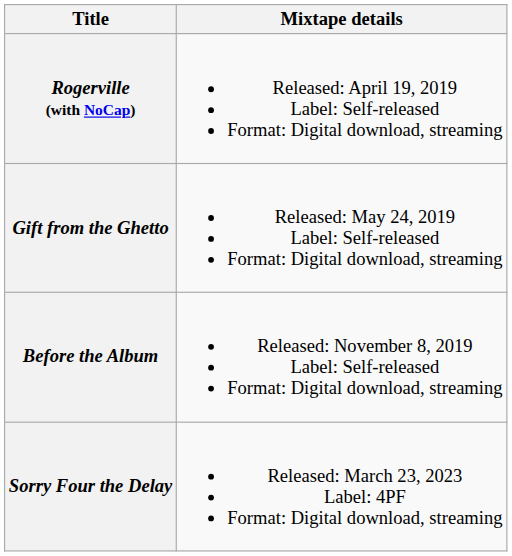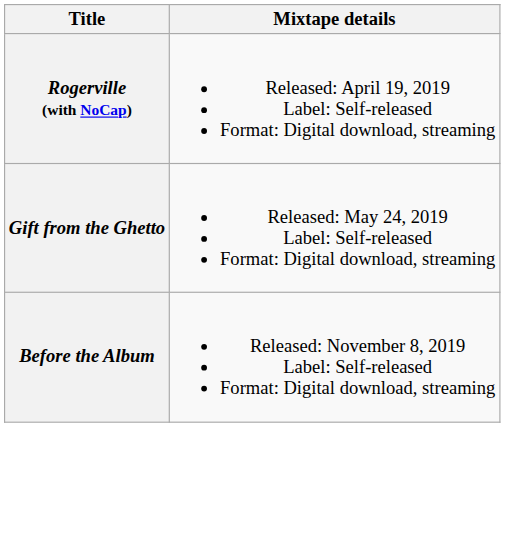- row: (91, 486)
